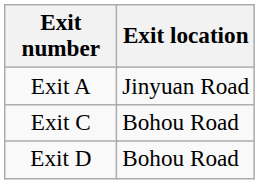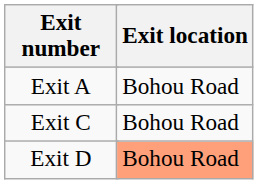(186, 85) Jinyuan Road -> (181, 85) Bohou Road
(181, 159) no background -> (181, 159) lightsalmon background
